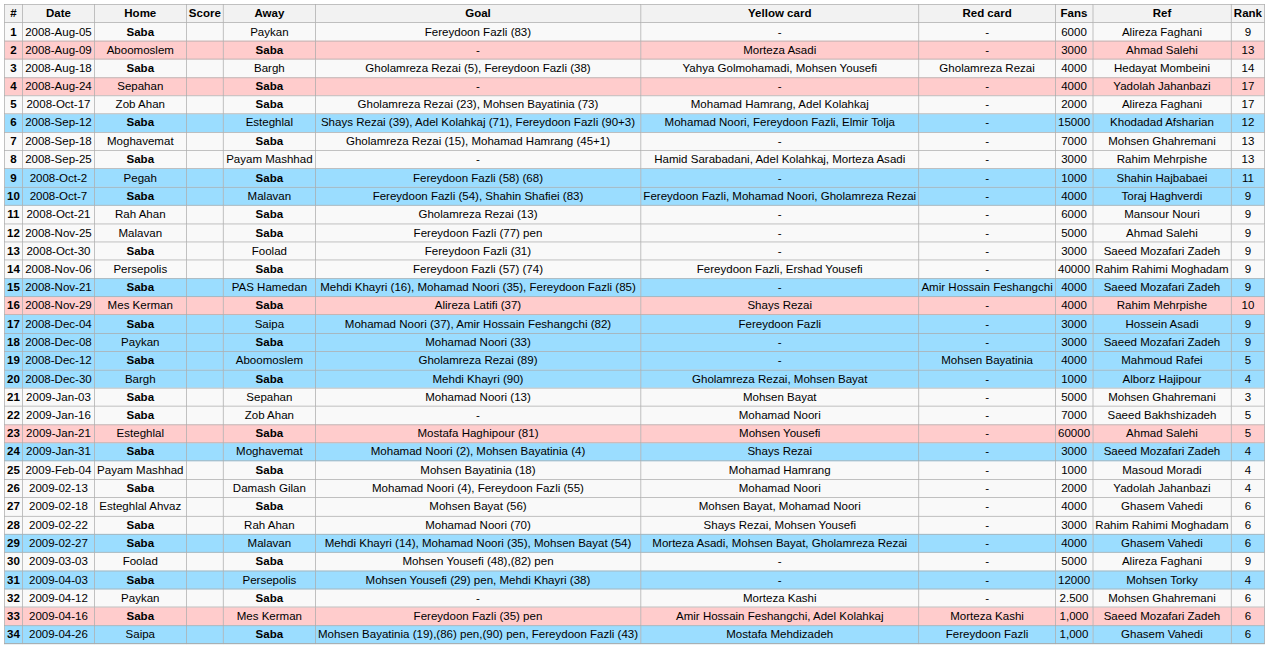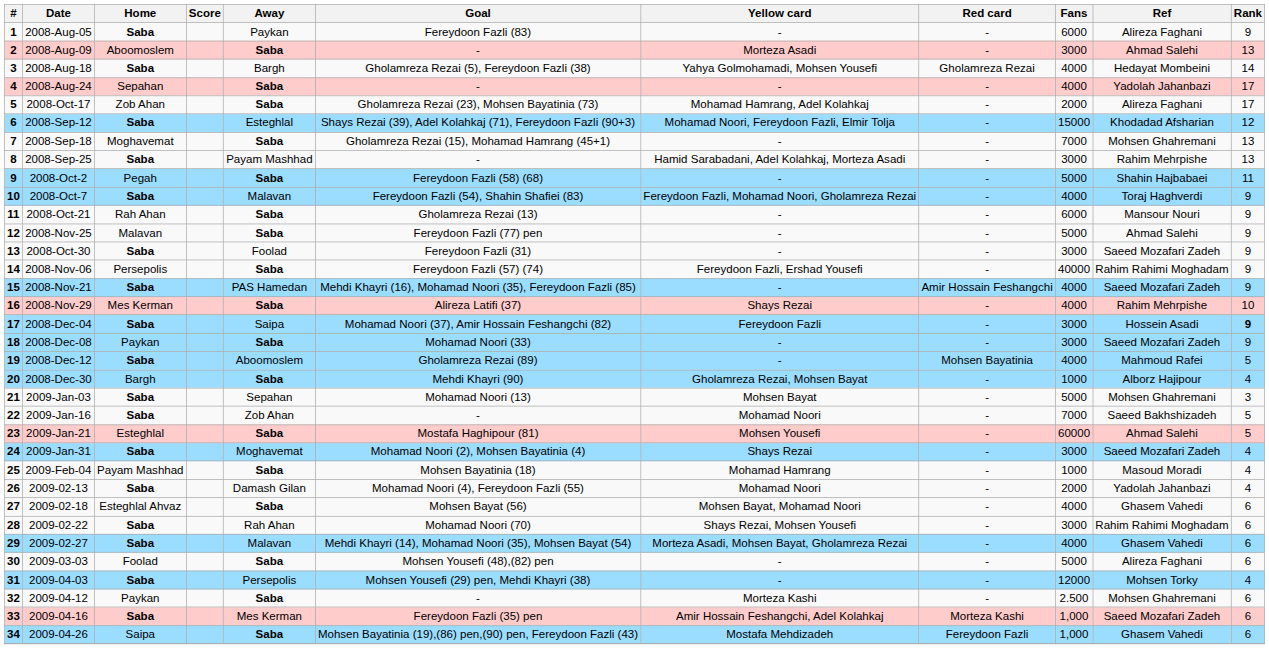(1074, 178) 1000 -> (1074, 178) 5000
(1248, 324) normal -> (1248, 324) bold
(1248, 561) 9 -> (1248, 561) 6
